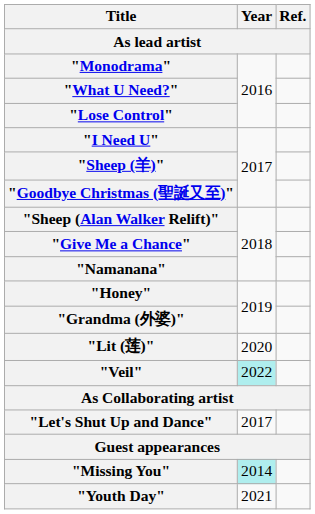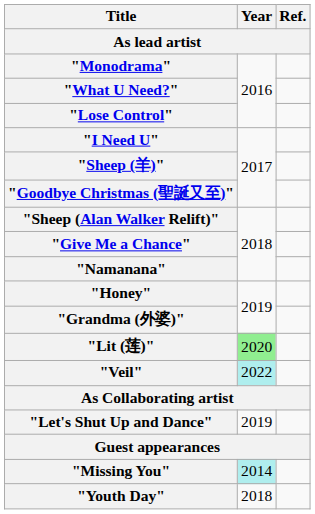(257, 346) no background -> (257, 346) lightgreen background
(257, 422) 2017 -> (257, 422) 2019
(257, 496) 2021 -> (257, 496) 2018
